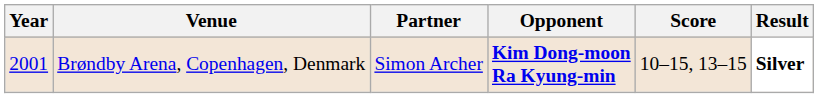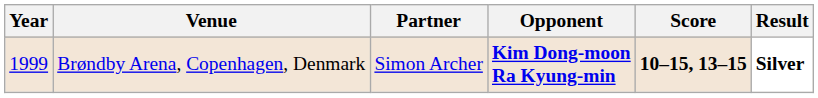(29, 64) 2001 -> (29, 64) 1999
(693, 64) normal -> (693, 64) bold
